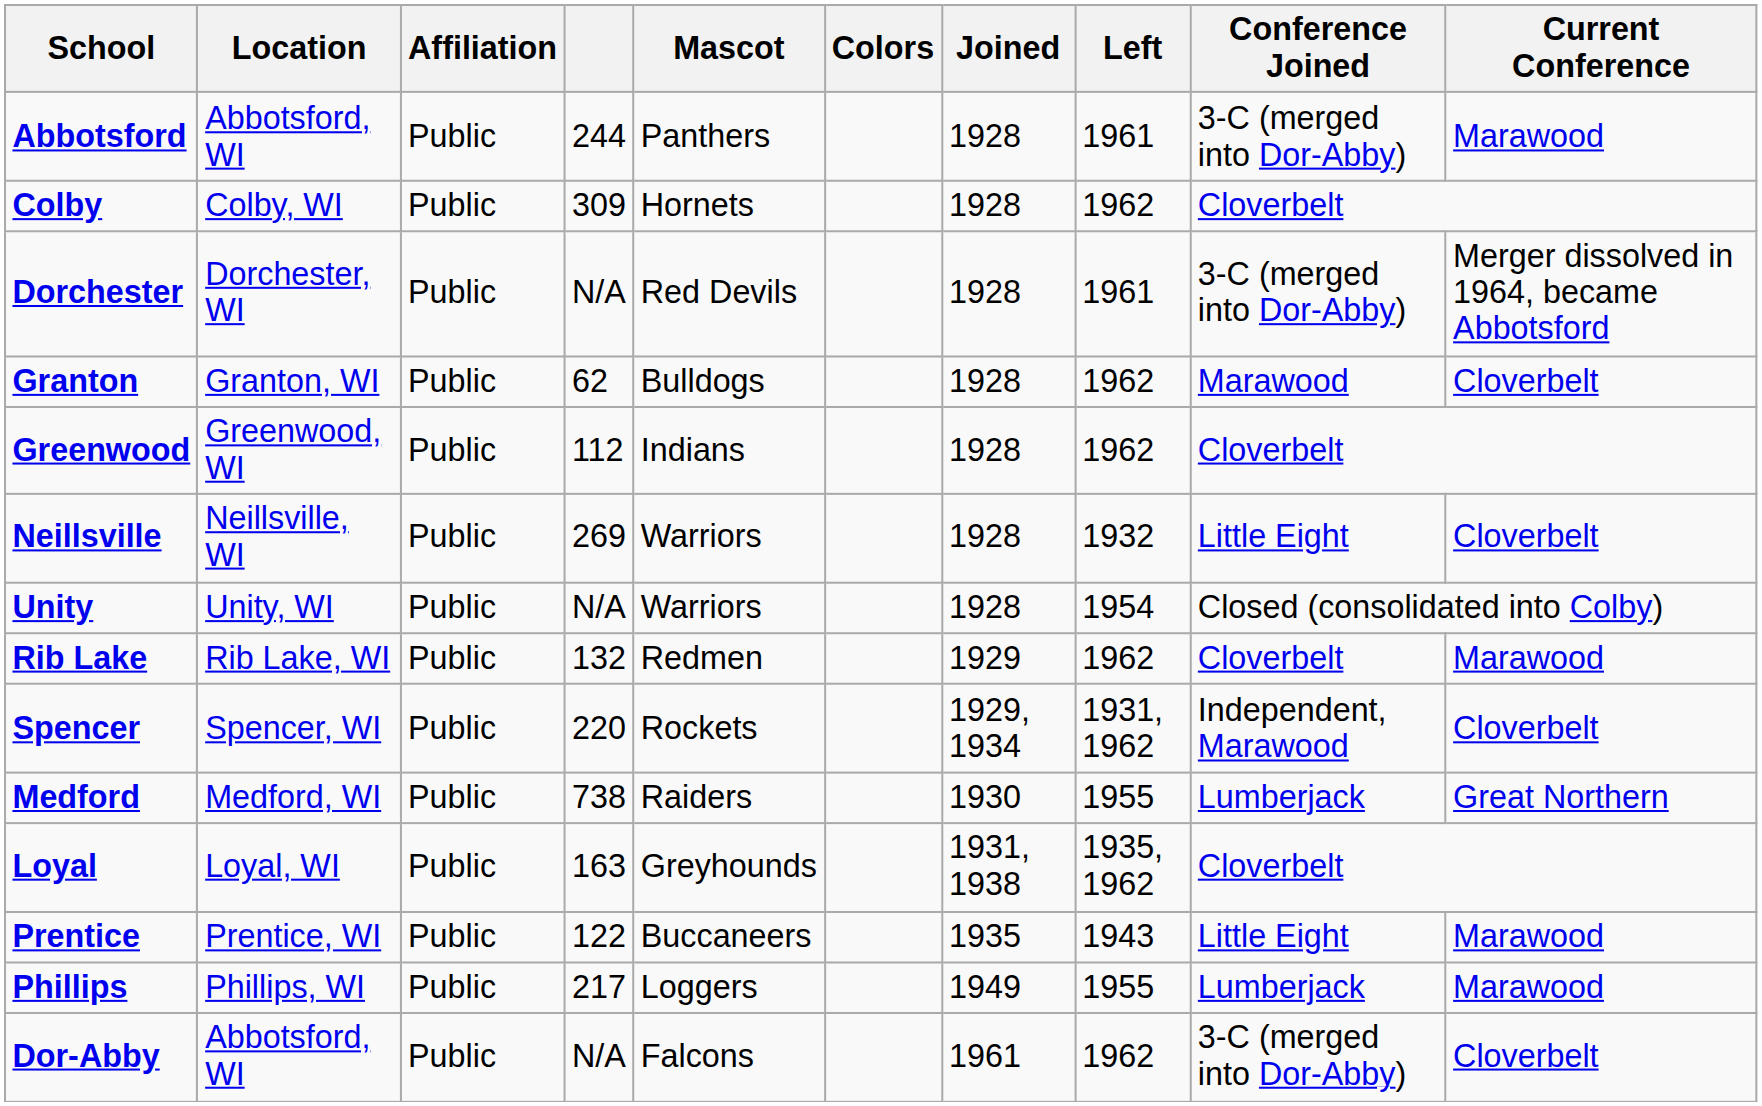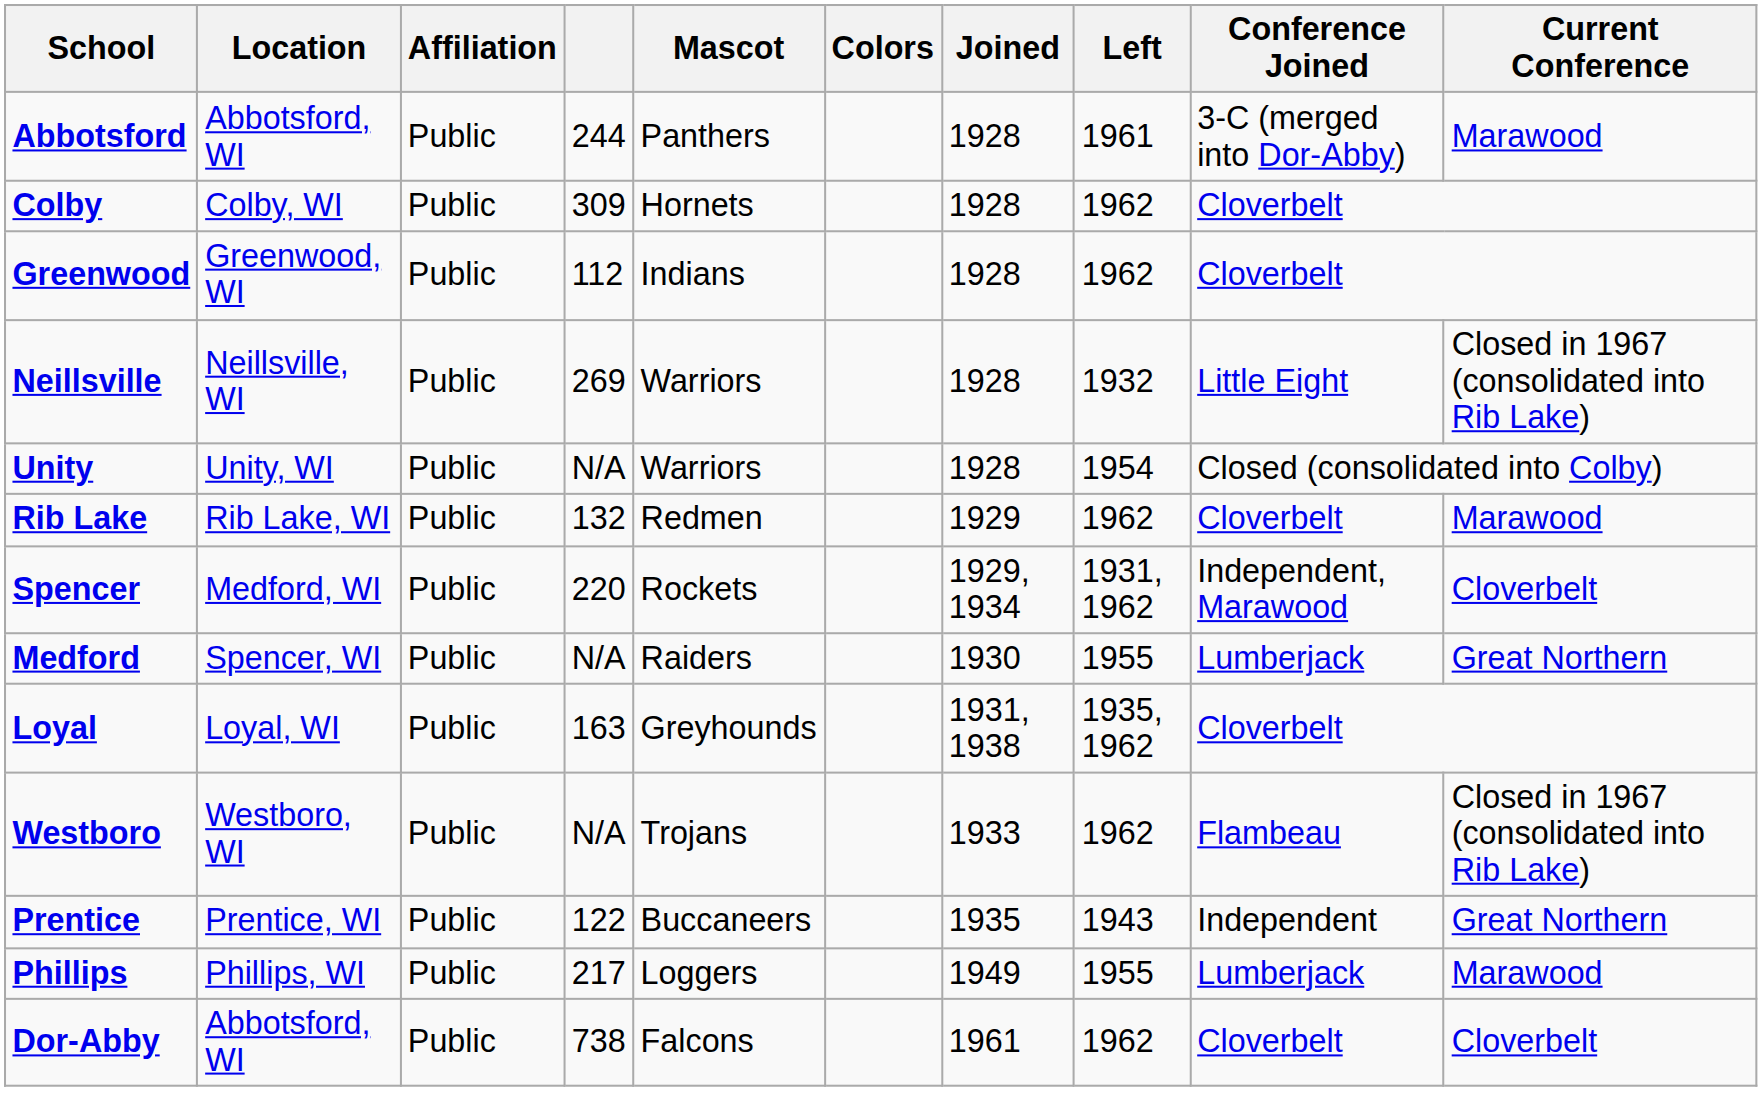- row: (98, 292)
- row: (75, 380)
(1526, 537) Cloverbelt -> (1578, 380) Closed in 1967 (consolidated into Rib Lake)
(293, 727) Spencer, WI -> (293, 588) Medford, WI
(293, 797) Medford, WI -> (293, 658) Spencer, WI
(599, 797) 738 -> (599, 658) N/A
+ row: (87, 833)
(1273, 936) Little Eight -> (1287, 921) Independent
(1529, 936) Marawood -> (1559, 921) Great Northern
(599, 1056) N/A -> (599, 1041) 738
(1302, 1056) 3-C (merged into Dor-Abby) -> (1270, 1041) Cloverbelt
